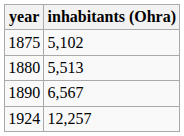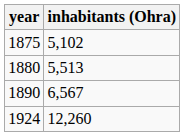(70, 118) 12,257 -> (70, 118) 12,260
